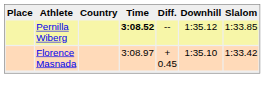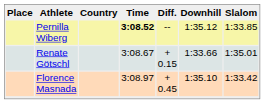+ row: (53, 58)
